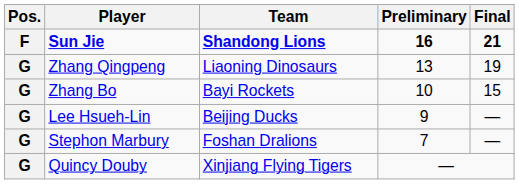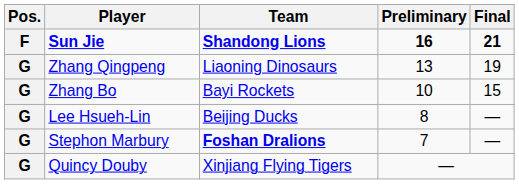(424, 116) 9 -> (424, 116) 8
(260, 141) normal -> (264, 141) bold
